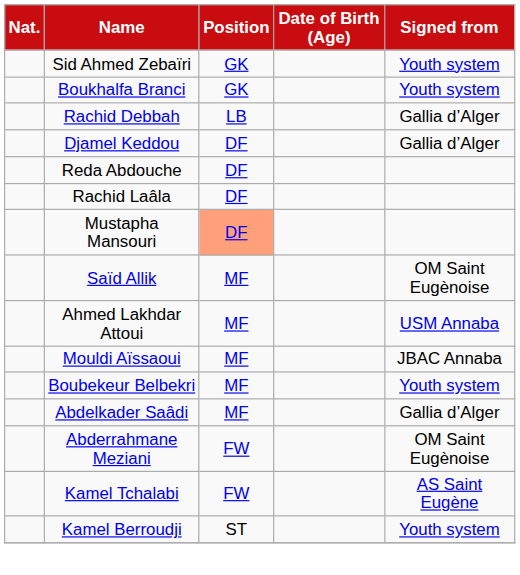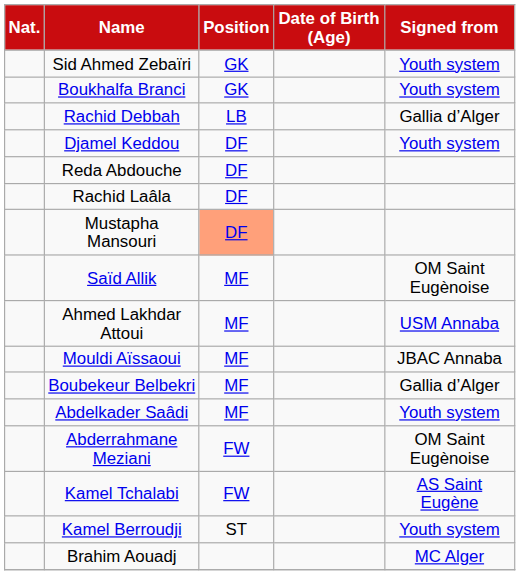(449, 143) Gallia d’Alger -> (449, 143) Youth system
(449, 386) Youth system -> (449, 386) Gallia d’Alger
(449, 413) Gallia d’Alger -> (449, 413) Youth system
+ row: (122, 556)
